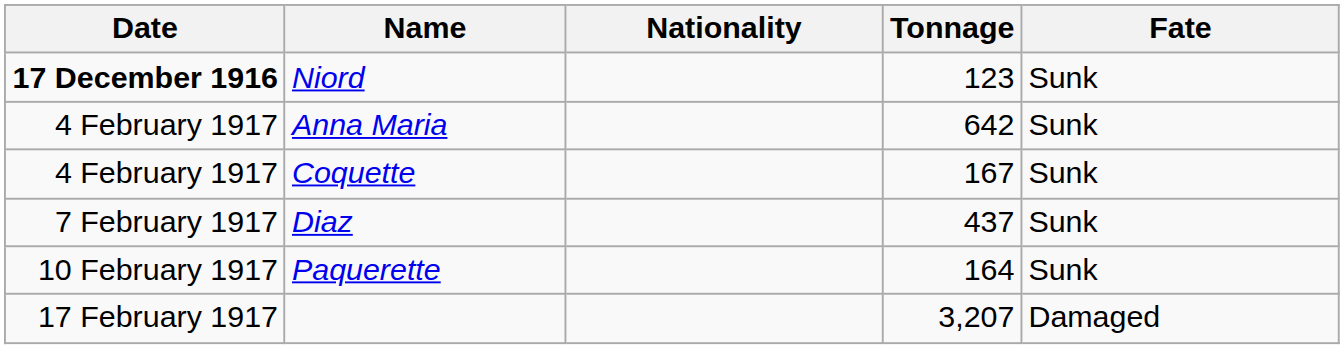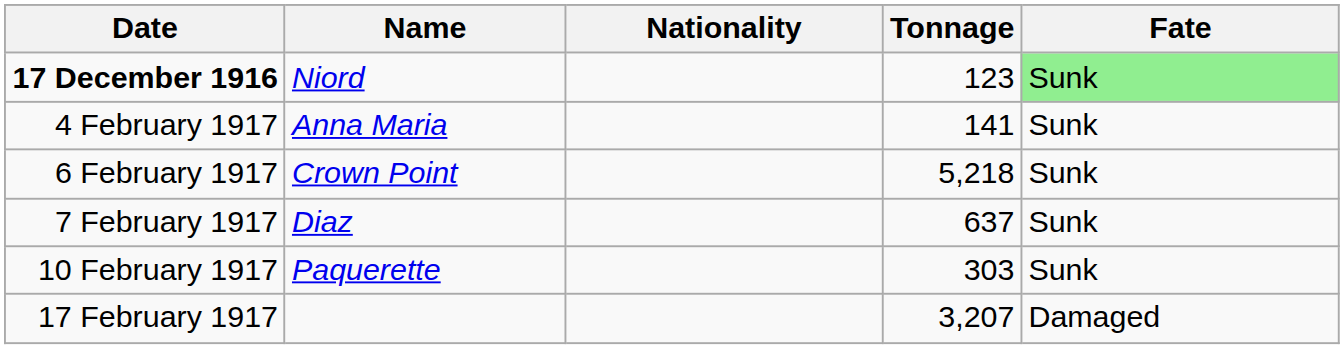(1063, 76) no background -> (1063, 76) lightgreen background
(989, 125) 642 -> (989, 125) 141
- row: (354, 173)
+ row: (375, 173)
(989, 221) 437 -> (989, 221) 637
(989, 269) 164 -> (989, 269) 303
